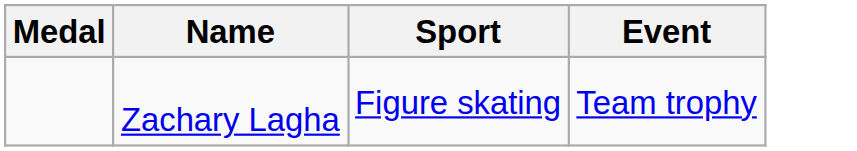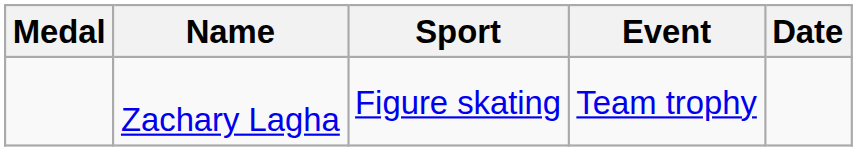+ column: (808, 31)
